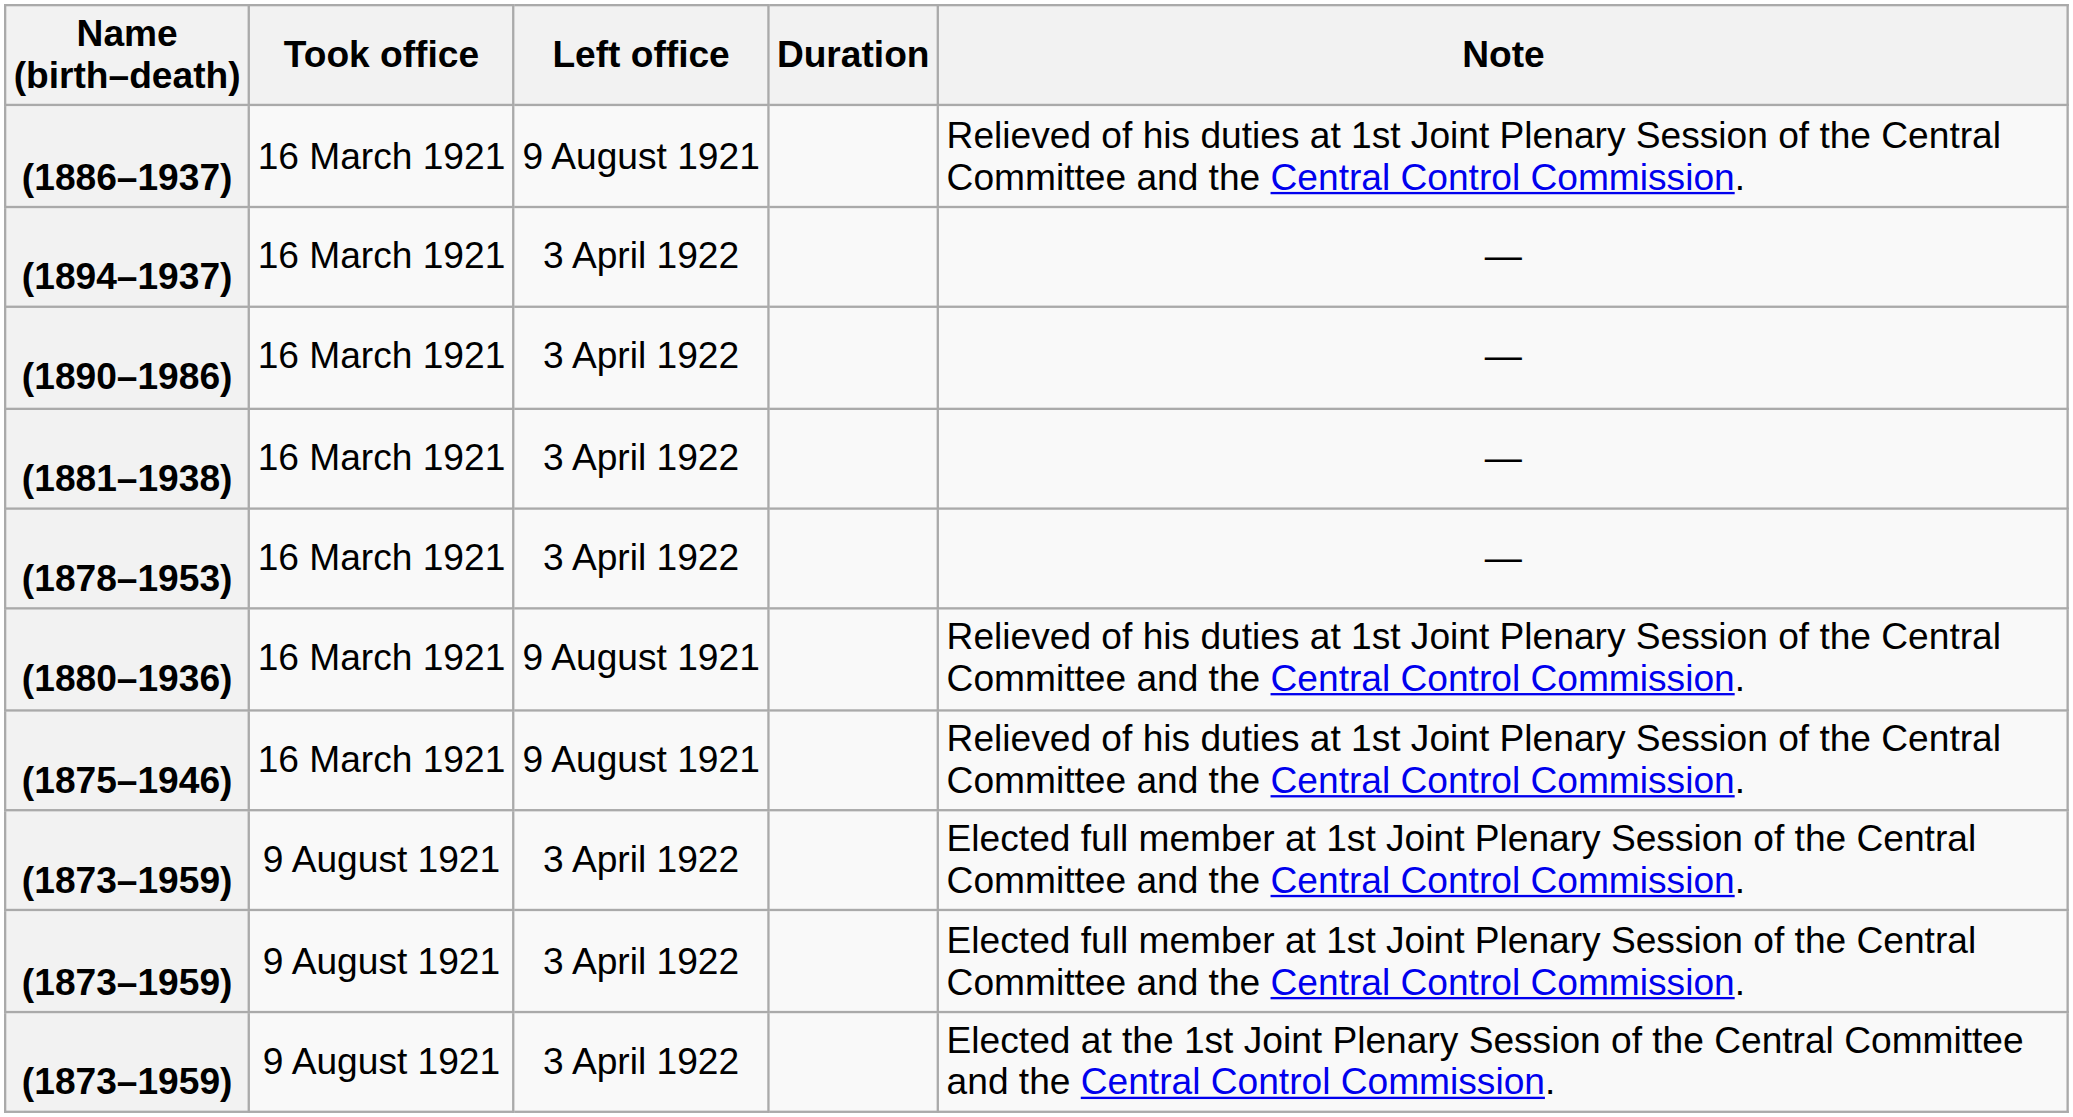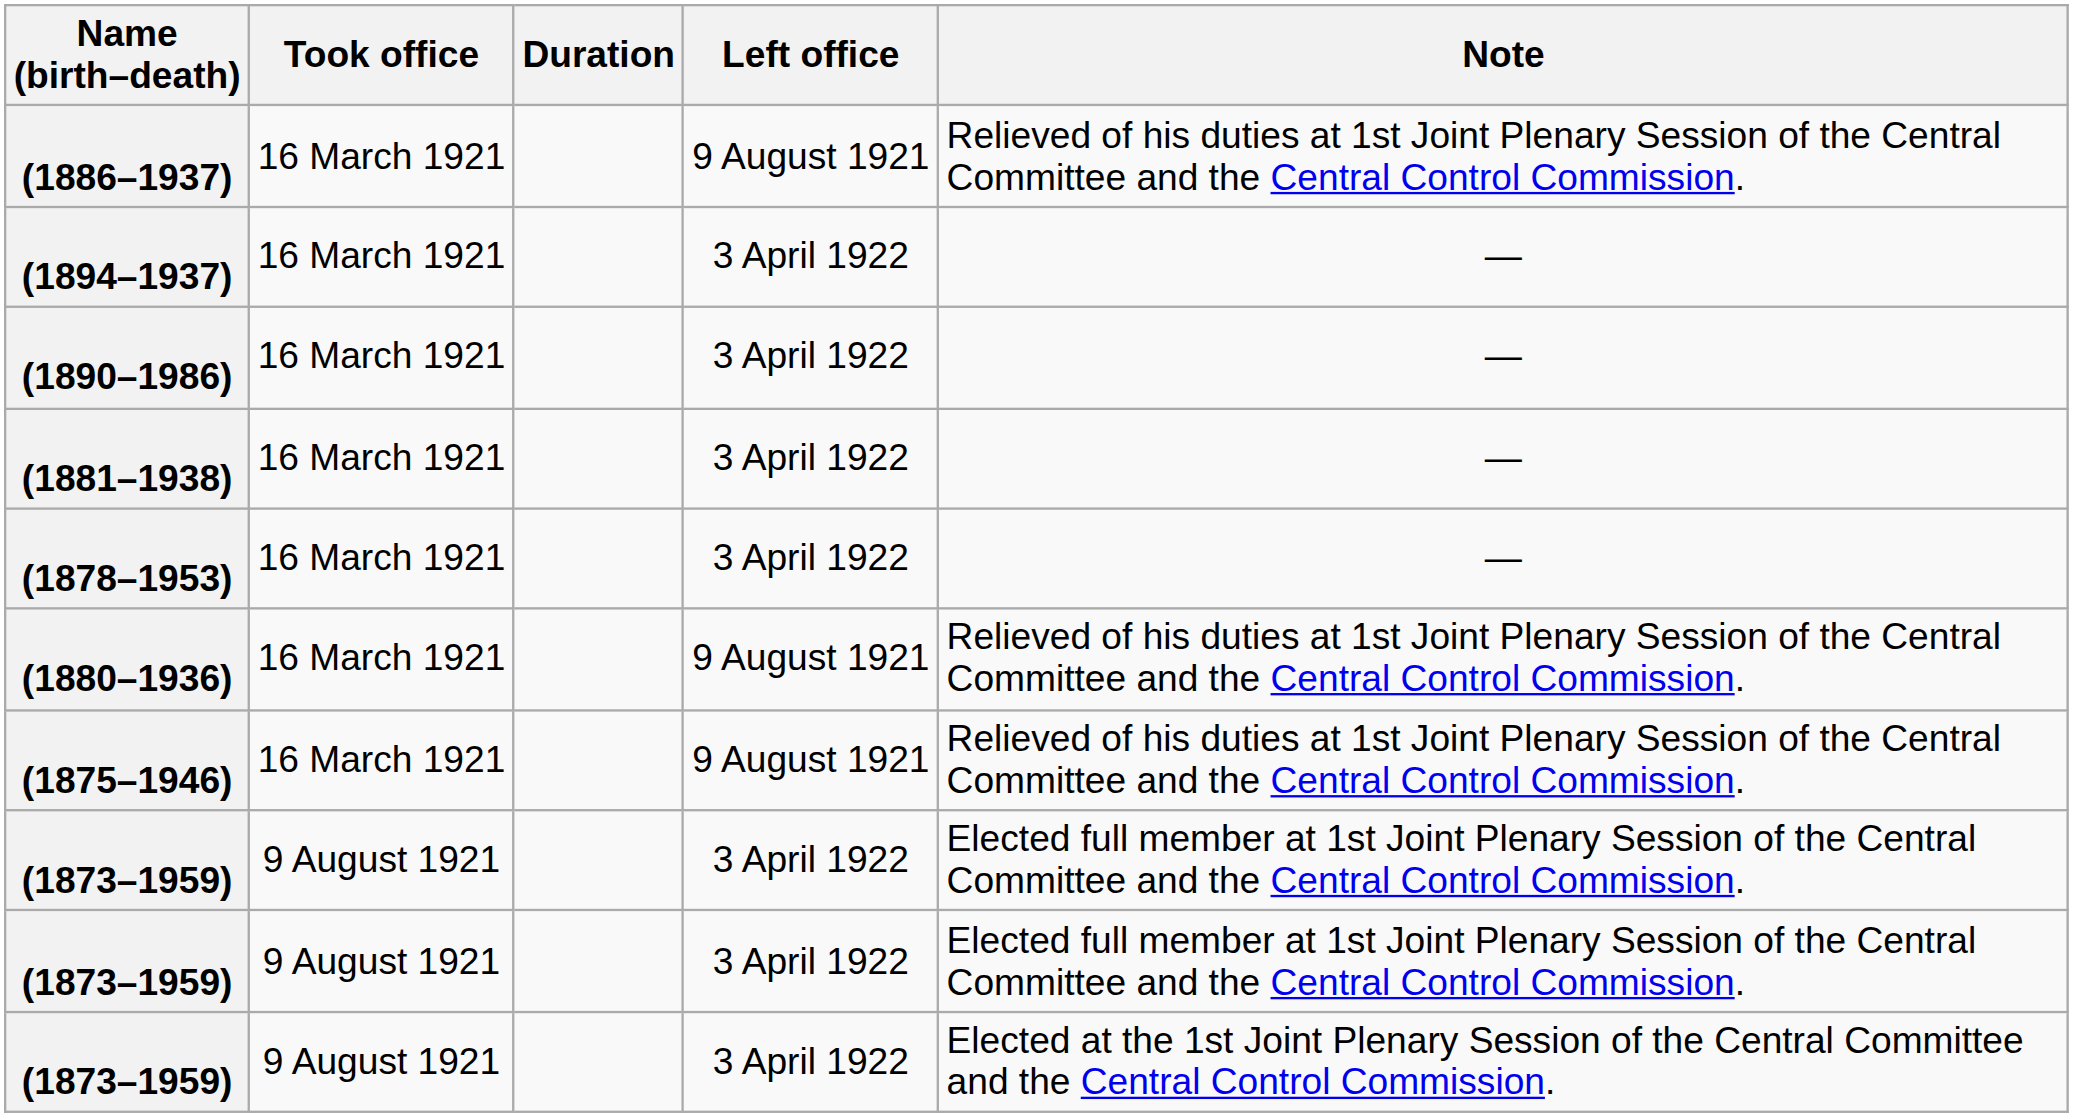columns swapped: (641, 54) <-> (853, 54)
